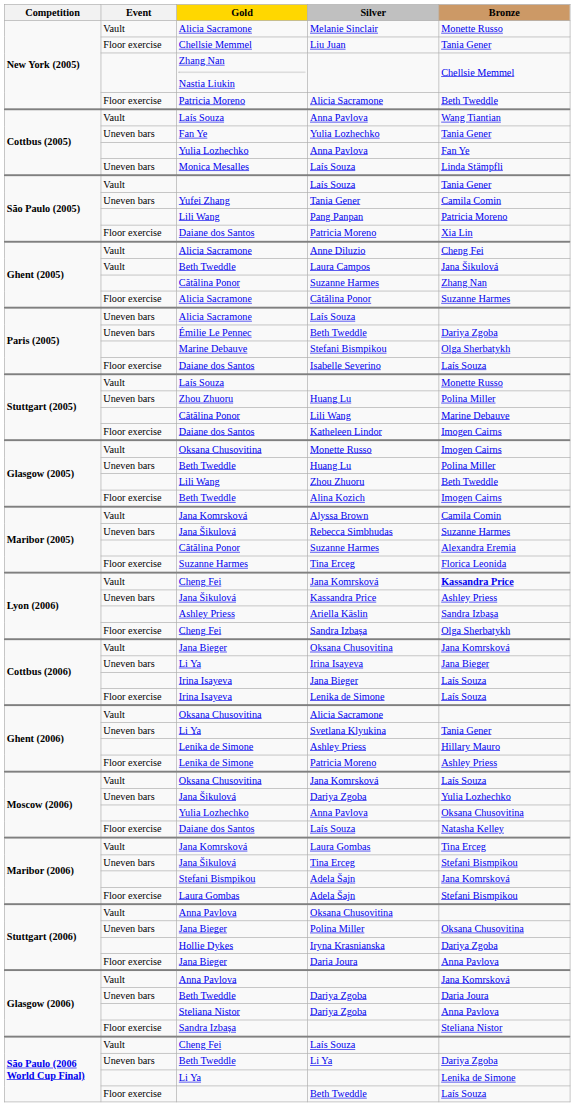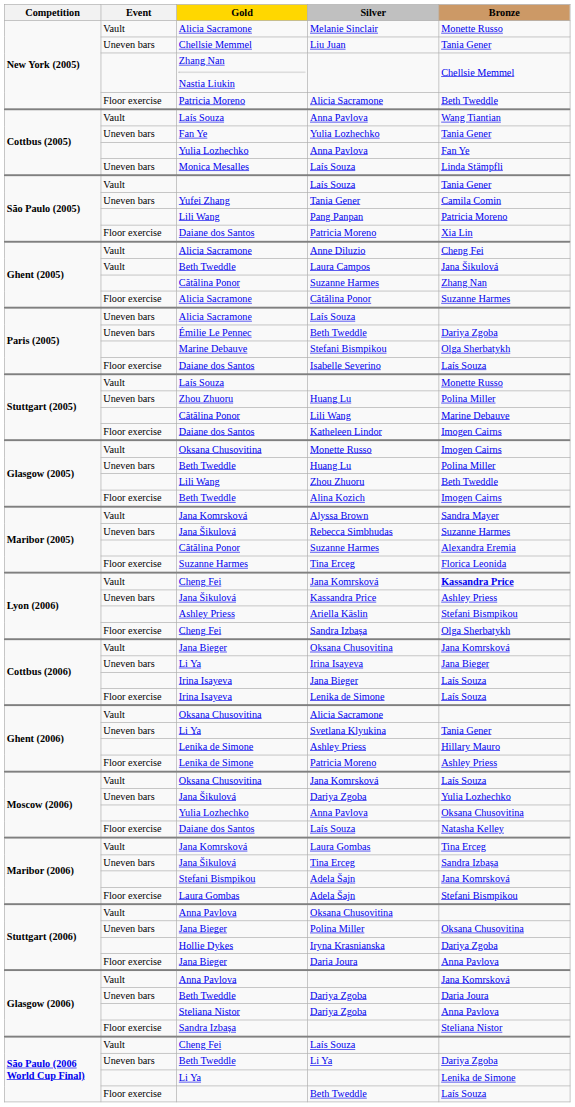(132, 45) Floor exercise -> (129, 45) Uneven bars
(471, 515) Camila Comin -> (470, 515) Sandra Mayer
(470, 614) Sandra Izbașa -> (479, 614) Stefani Bismpikou
(479, 863) Stefani Bismpikou -> (470, 863) Sandra Izbașa
